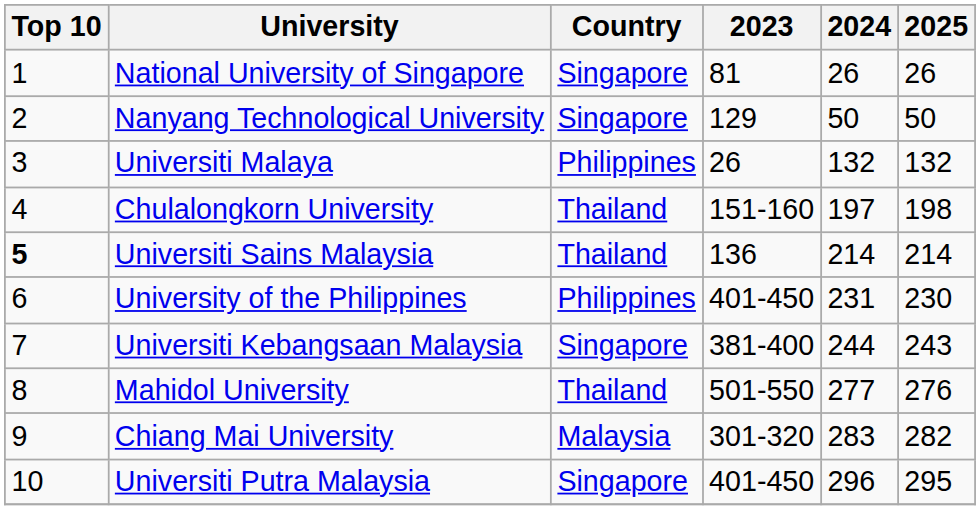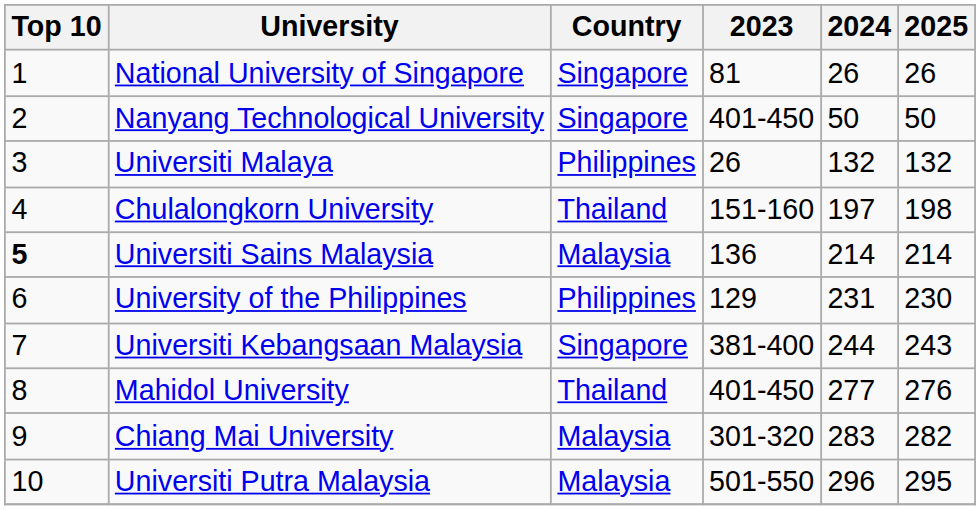(733, 118) 129 -> (762, 118) 401-450
(612, 254) Thailand -> (614, 254) Malaysia
(762, 299) 401-450 -> (733, 299) 129
(762, 390) 501-550 -> (762, 390) 401-450
(623, 481) Singapore -> (614, 481) Malaysia
(762, 481) 401-450 -> (762, 481) 501-550
